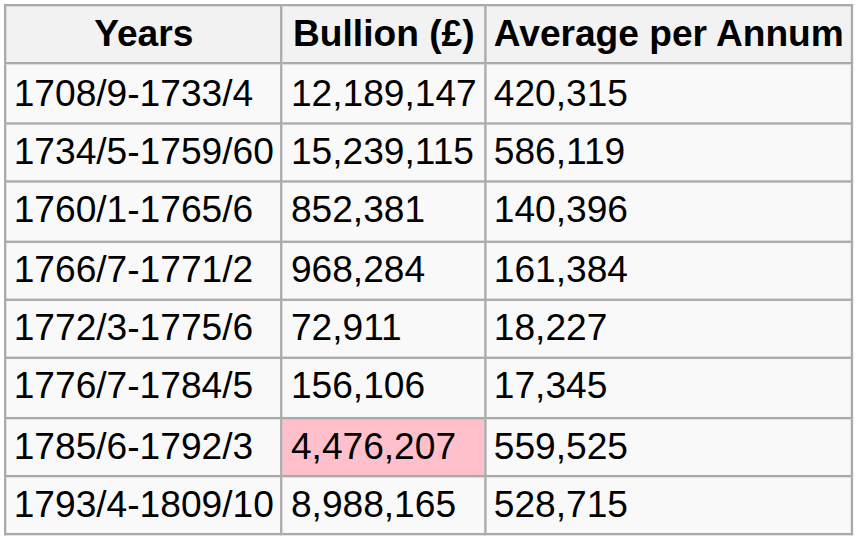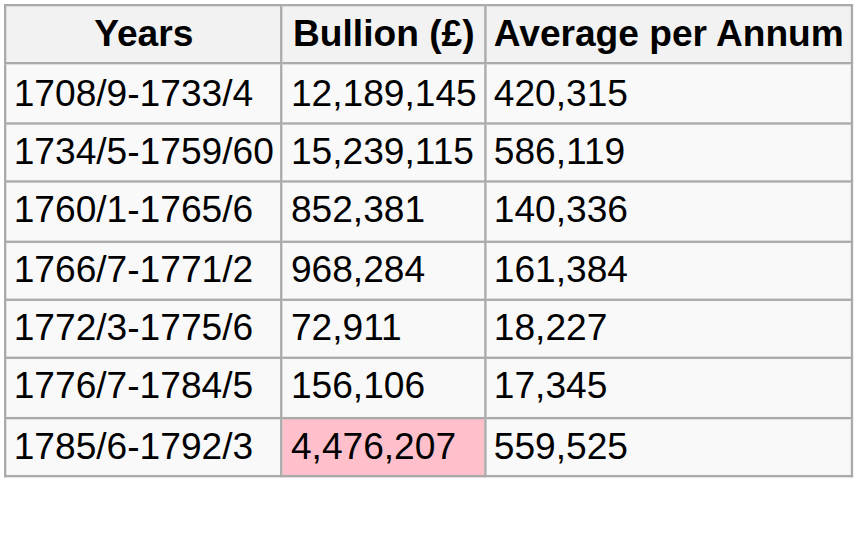(384, 92) 12,189,147 -> (384, 92) 12,189,145
(561, 210) 140,396 -> (561, 210) 140,336
- row: (144, 504)
